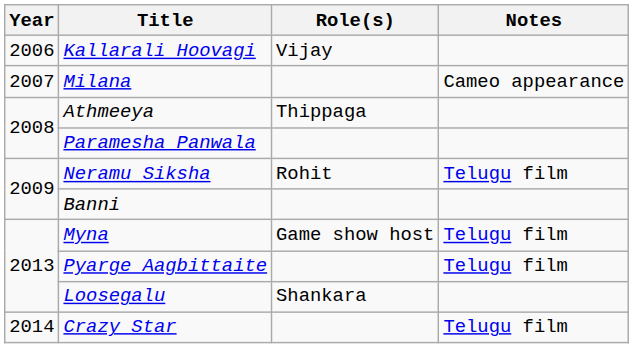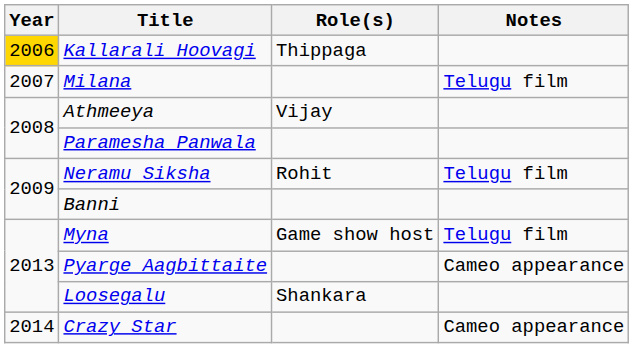(32, 51) no background -> (32, 51) gold background
(304, 51) Vijay -> (321, 51) Thippaga
(534, 82) Cameo appearance -> (506, 82) Telugu film
(321, 112) Thippaga -> (304, 112) Vijay
(506, 266) Telugu film -> (534, 266) Cameo appearance
(506, 327) Telugu film -> (534, 327) Cameo appearance
